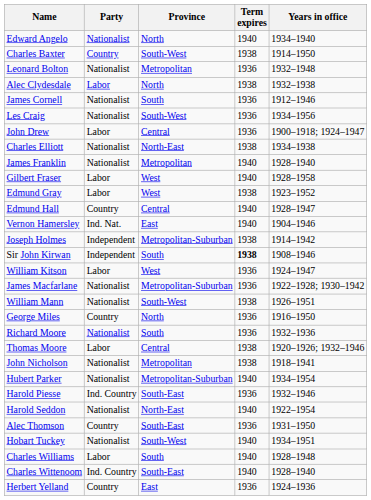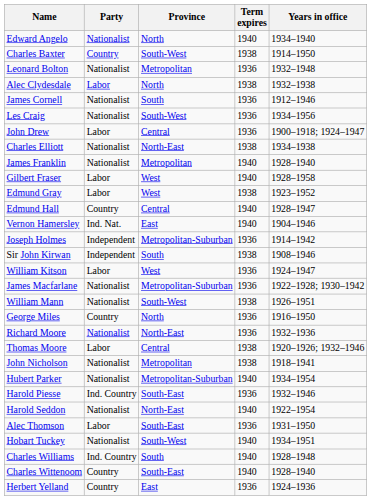(247, 239) 1938 -> (247, 239) 1936
(247, 255) bold -> (247, 255) normal
(152, 332) South -> (162, 332) North-East
(103, 425) Country -> (98, 425) Labor
(98, 456) Labor -> (112, 456) Ind. Country
(112, 472) Ind. Country -> (103, 472) Country
